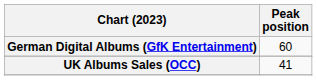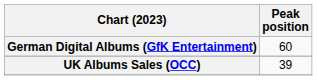(286, 65) 41 -> (286, 65) 39
